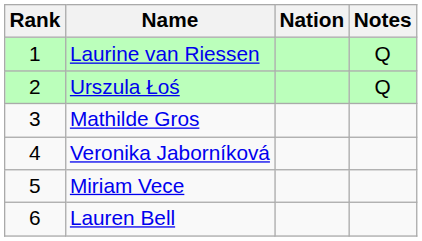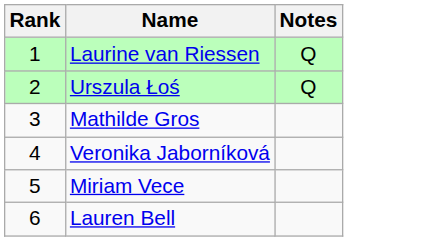- column: (312, 20)
